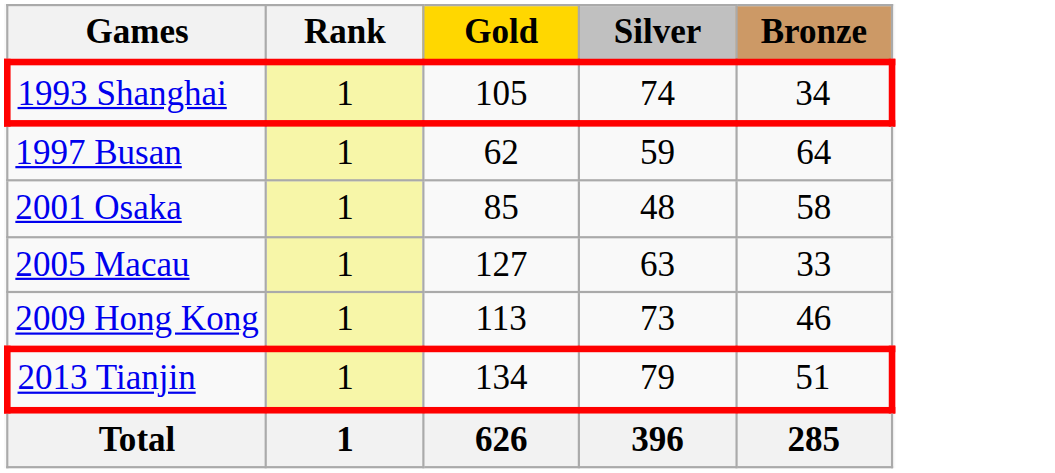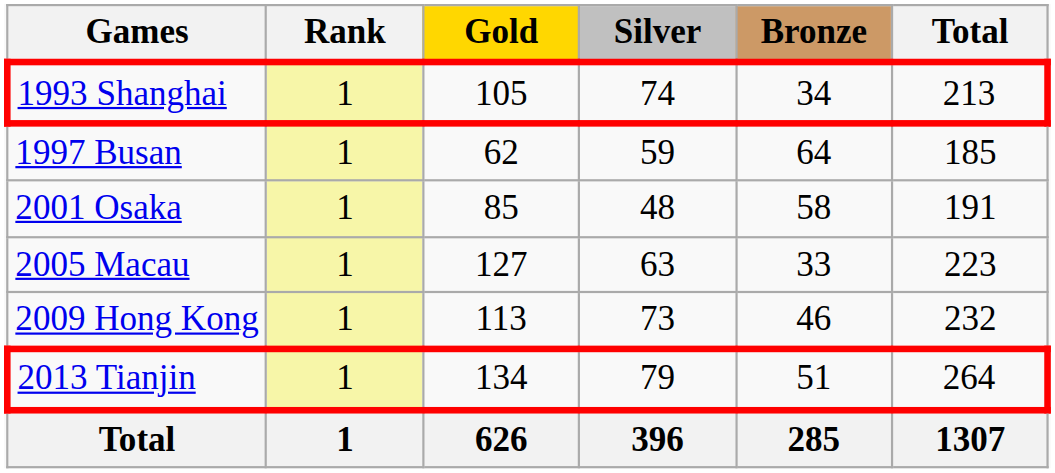+ column: (970, 32)
